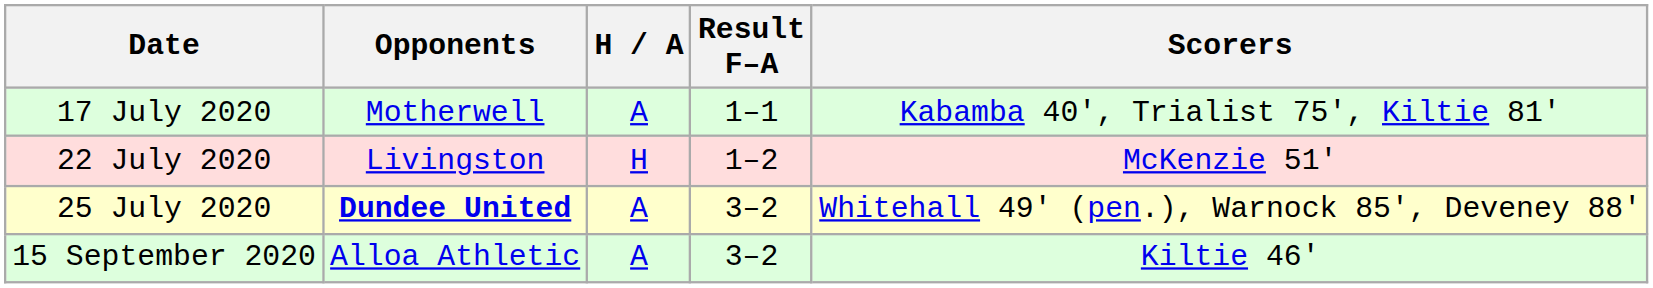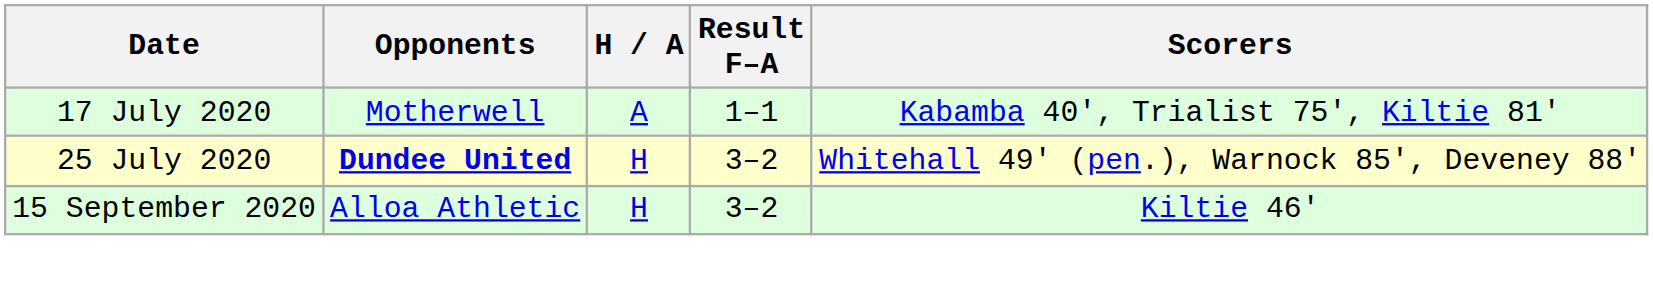- row: (164, 161)
(639, 209) A -> (639, 161) H
(639, 258) A -> (639, 209) H
